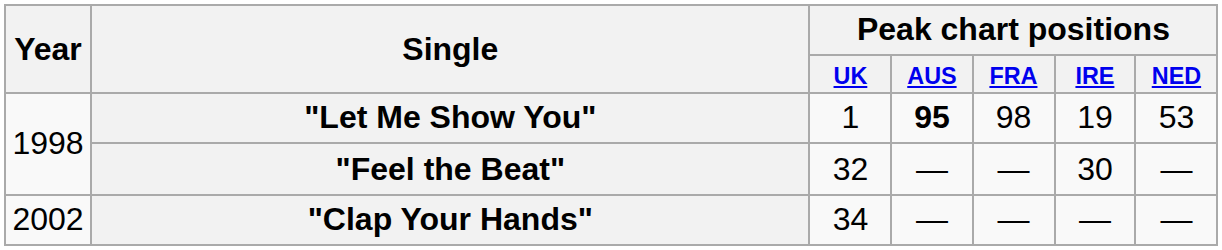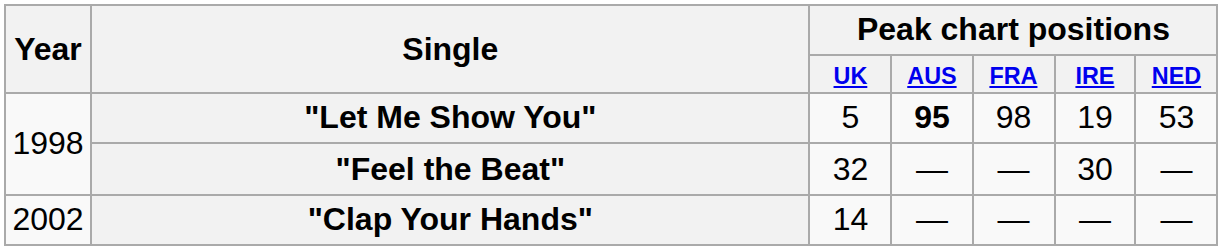(850, 117) 1 -> (850, 117) 5
(850, 219) 34 -> (850, 219) 14
